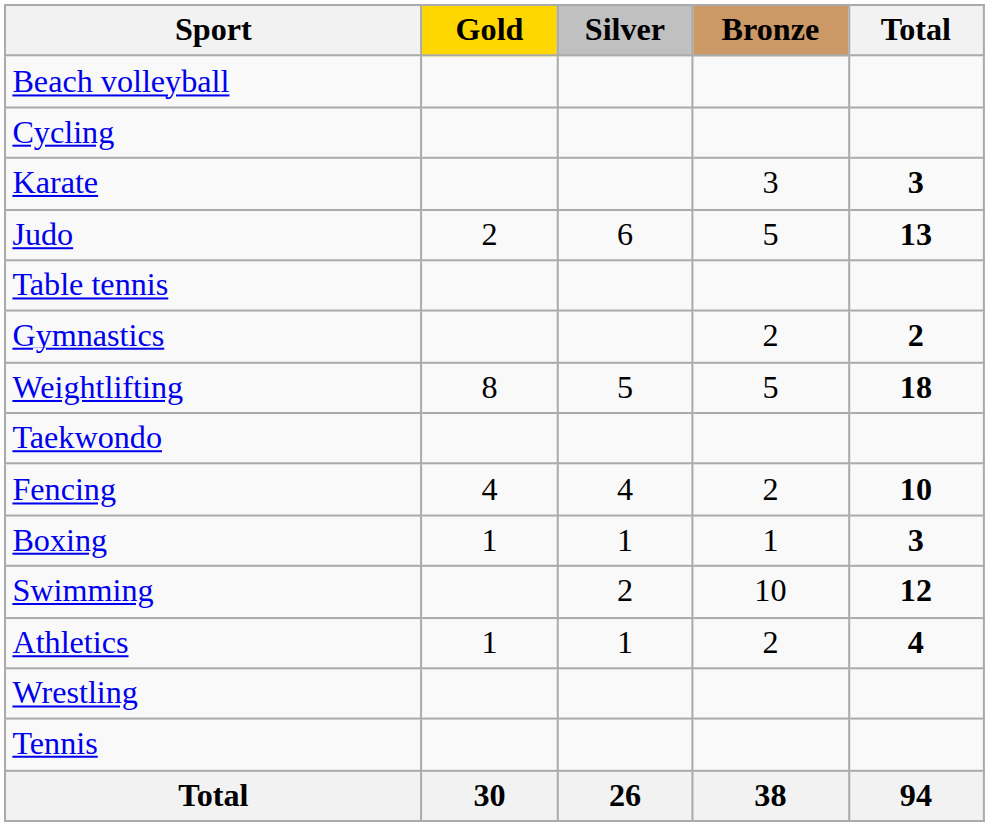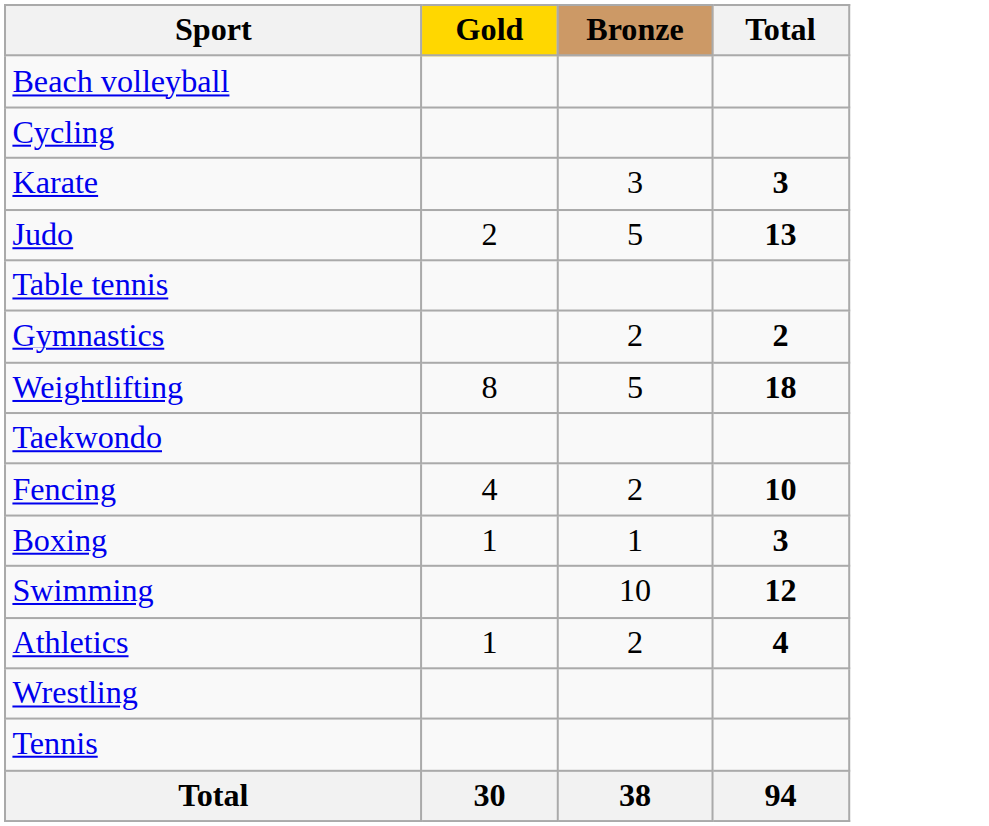- column: (625, 30)
